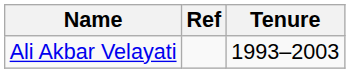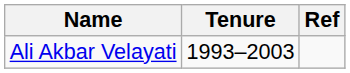columns swapped: (285, 20) <-> (204, 20)
